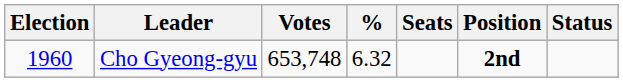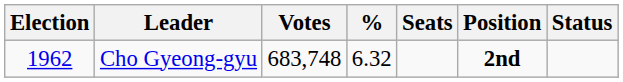(50, 58) 1960 -> (50, 58) 1962
(304, 58) 653,748 -> (304, 58) 683,748
